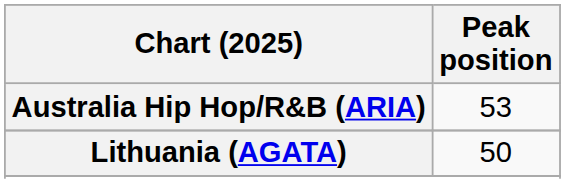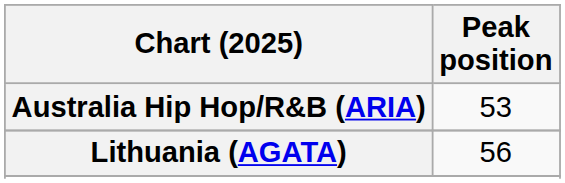(496, 152) 50 -> (496, 152) 56
